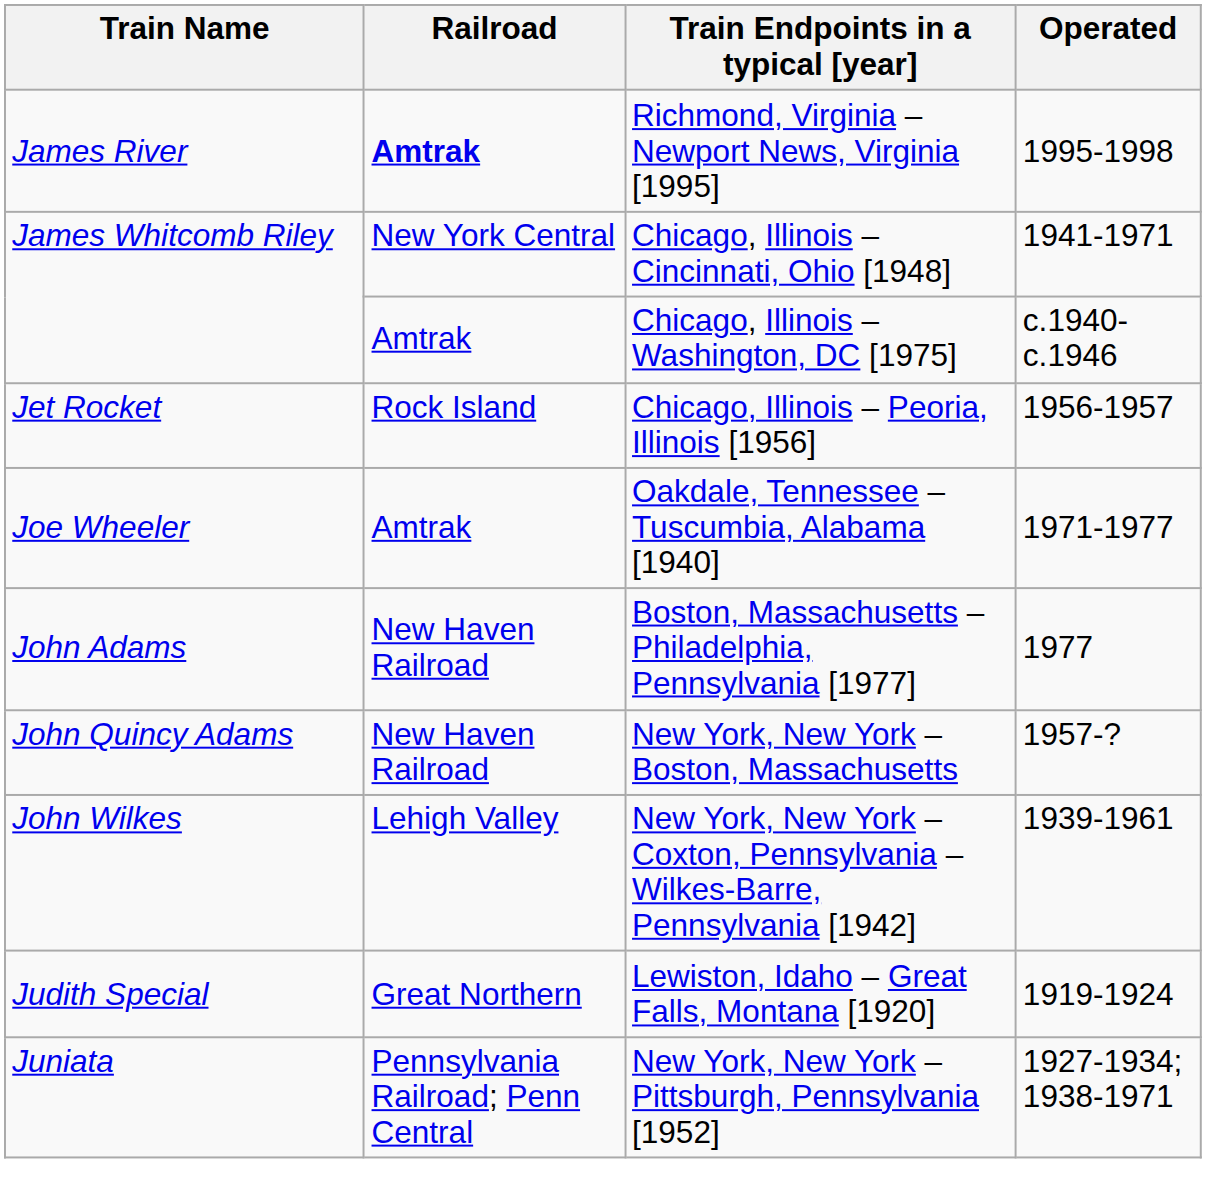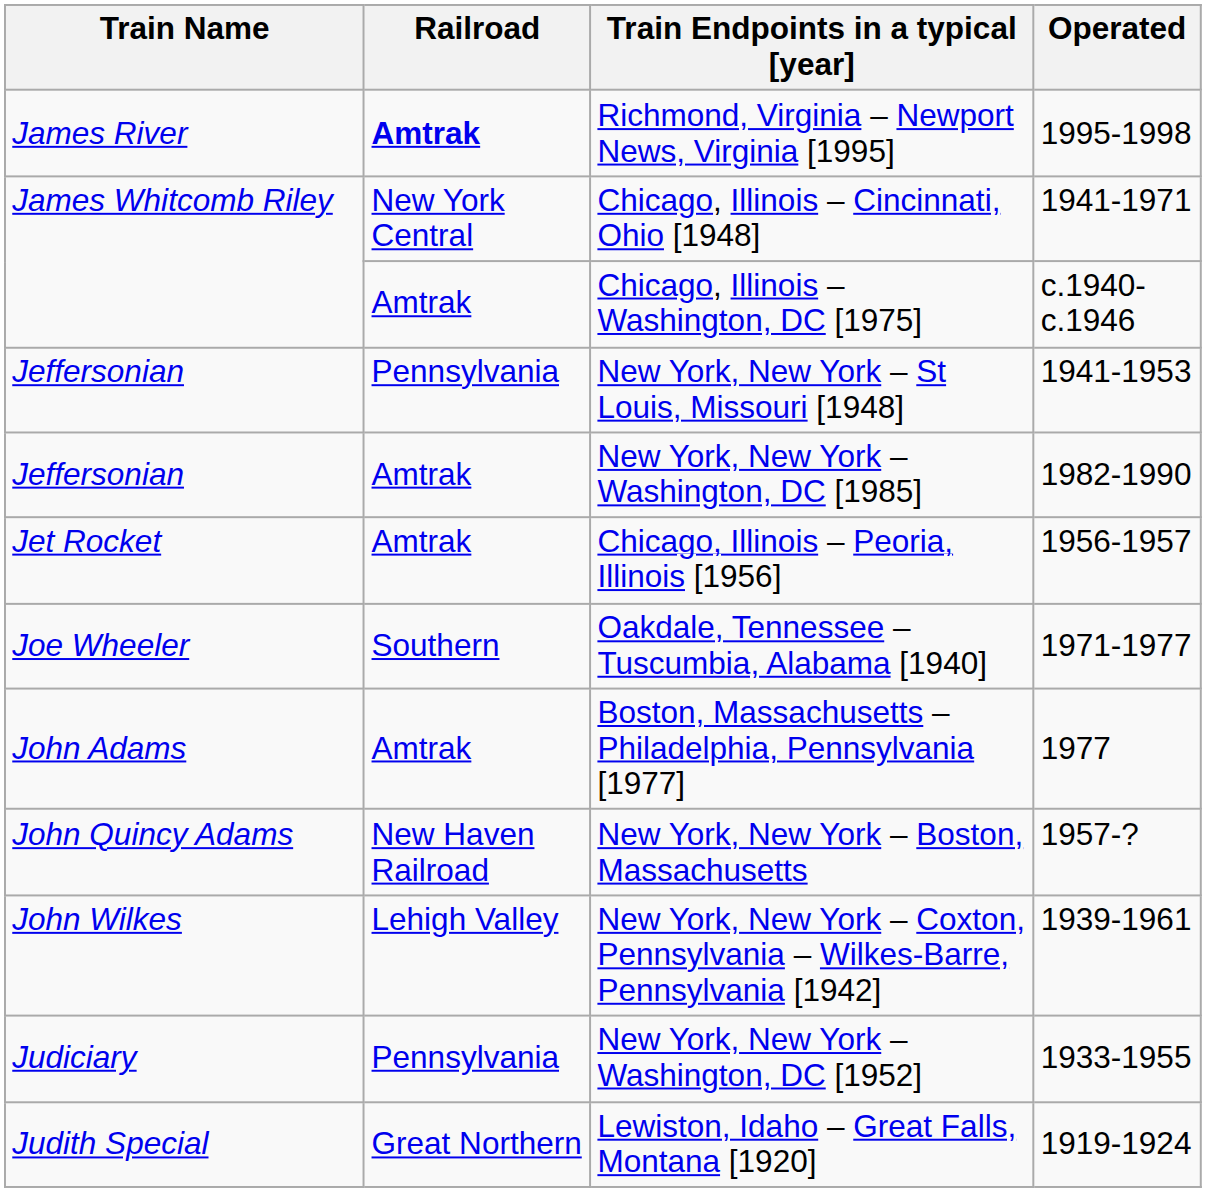+ row: (772, 389)
+ row: (760, 474)
(454, 406) Rock Island -> (421, 542) Amtrak
(421, 527) Amtrak -> (435, 645) Southern
(453, 648) New Haven Railroad -> (421, 748) Amtrak
+ row: (760, 1058)
- row: (805, 1096)
